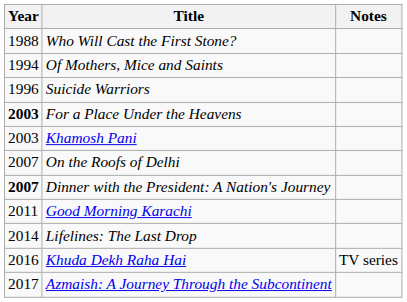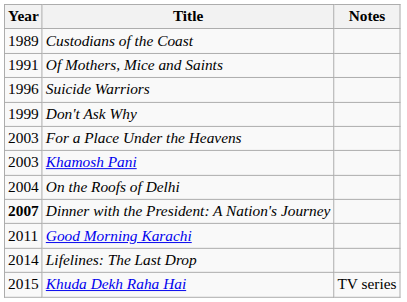- row: (141, 41)
+ row: (119, 41)
(23, 65) 1994 -> (23, 65) 1991
+ row: (91, 114)
(23, 114) bold -> (23, 138) normal
(23, 162) 2007 -> (23, 187) 2004
(23, 260) 2016 -> (23, 284) 2015
- row: (189, 284)
